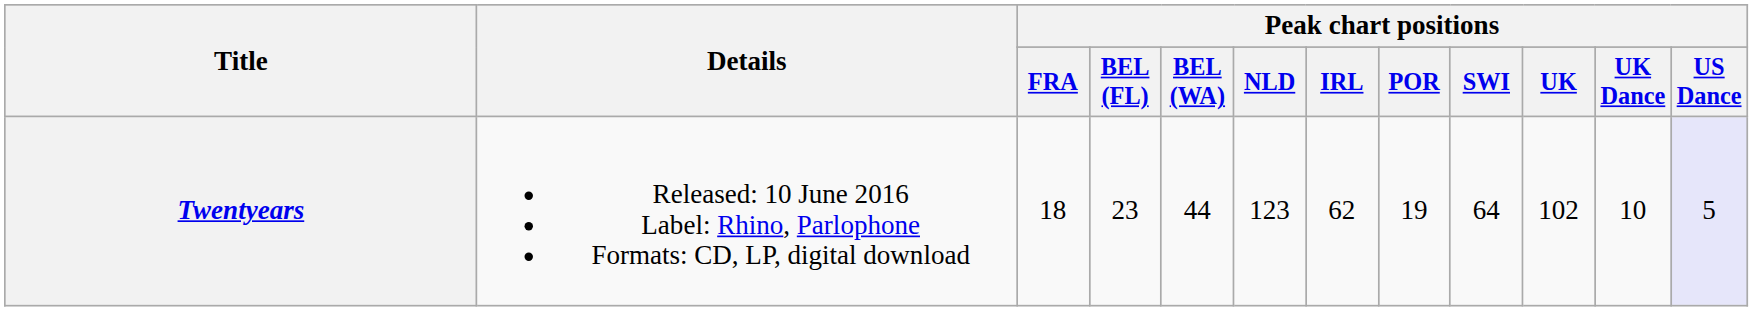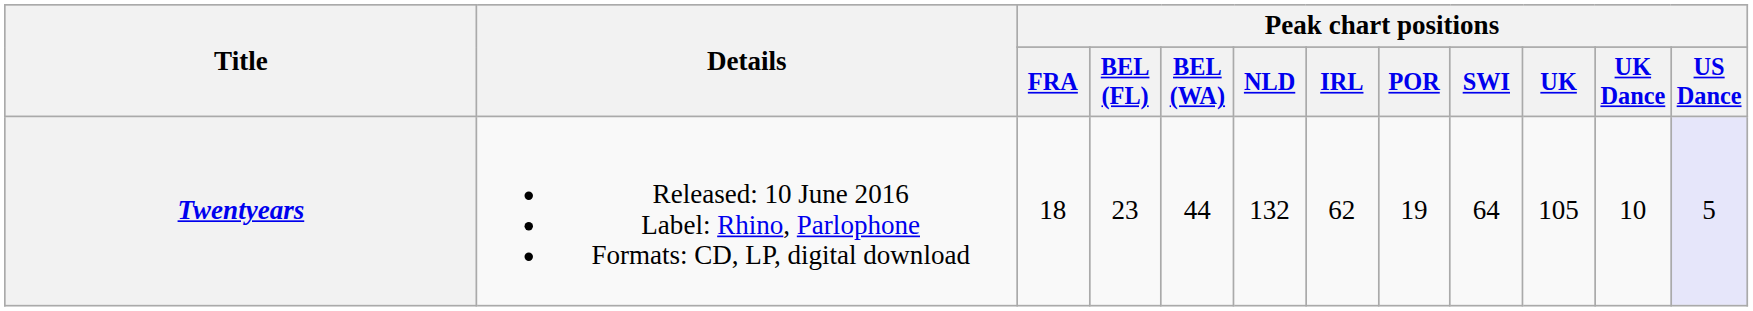(1270, 210) 123 -> (1270, 210) 132
(1559, 210) 102 -> (1559, 210) 105
